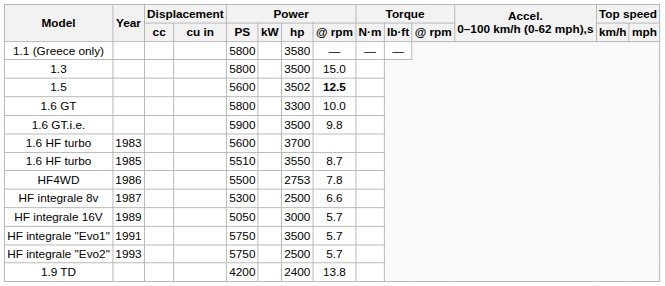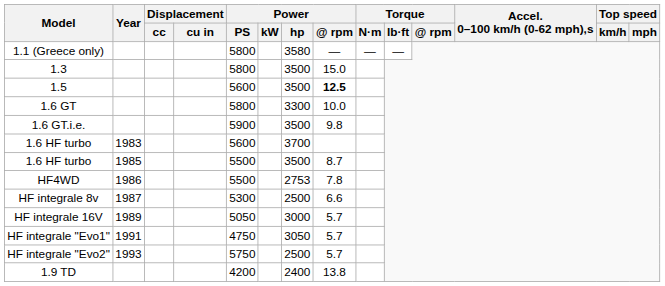(297, 87) 3502 -> (297, 87) 3500
(242, 161) 5510 -> (242, 161) 5500
(297, 161) 3550 -> (297, 161) 3500
(242, 235) 5750 -> (242, 235) 4750
(297, 235) 3500 -> (297, 235) 3050
